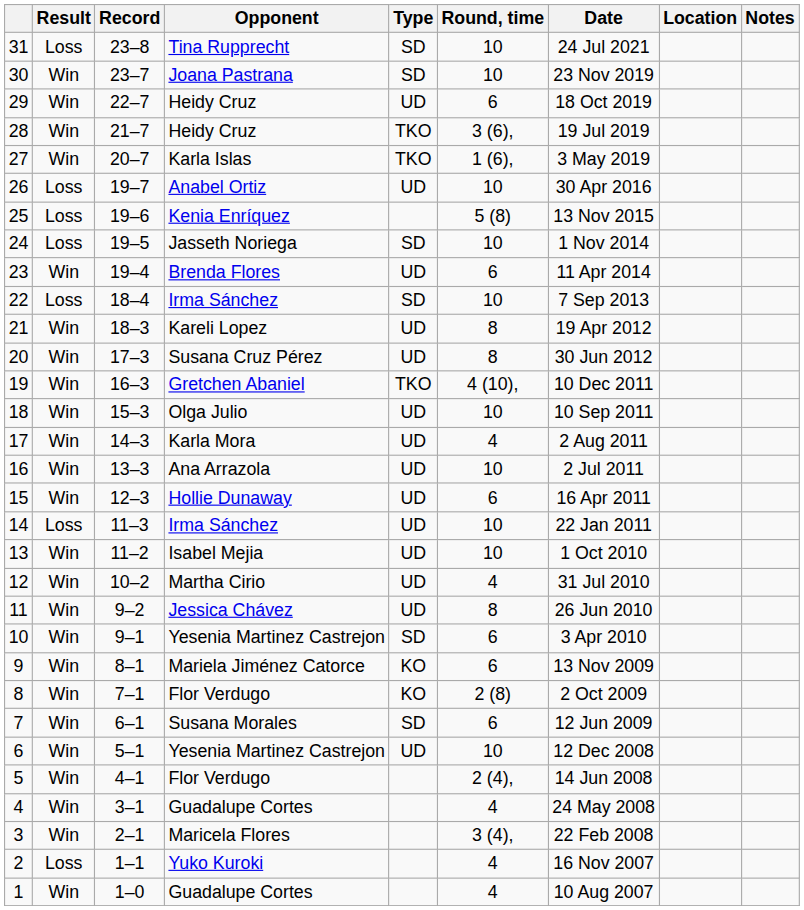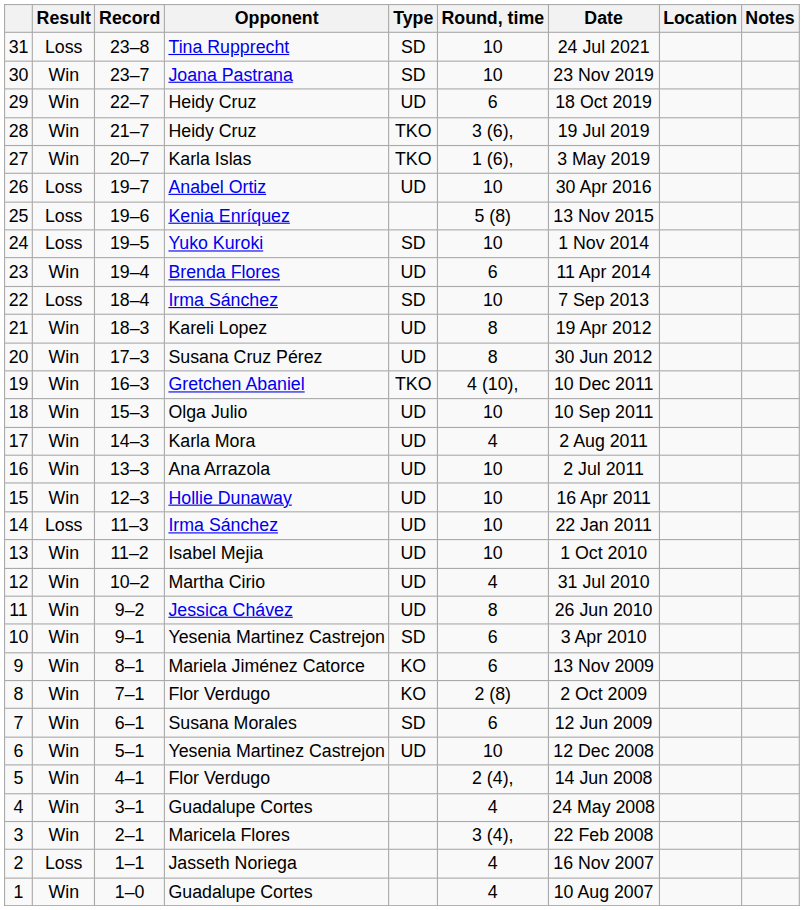(233, 243) Jasseth Noriega -> (216, 243) Yuko Kuroki
(493, 497) 6 -> (493, 497) 10
(216, 863) Yuko Kuroki -> (233, 863) Jasseth Noriega
